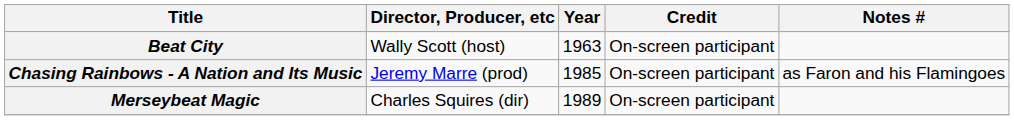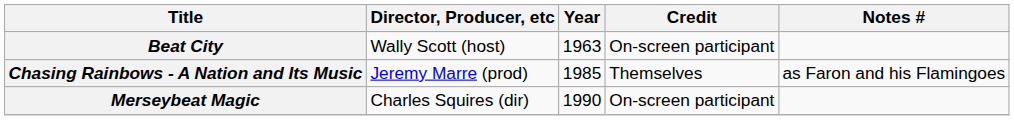(692, 73) On-screen participant -> (656, 73) Themselves
(582, 100) 1989 -> (582, 100) 1990
